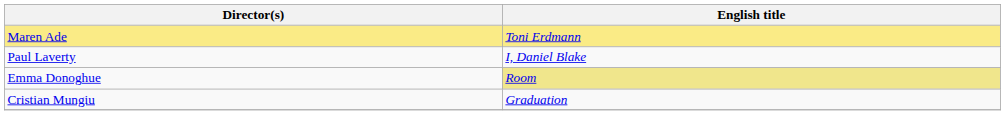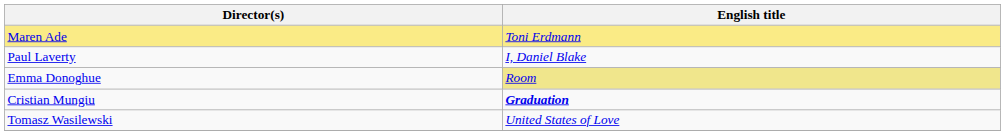(536, 99) normal -> (537, 99) bold
+ row: (60, 120)
